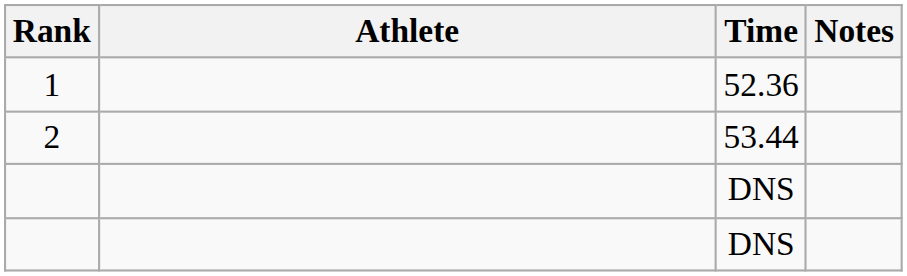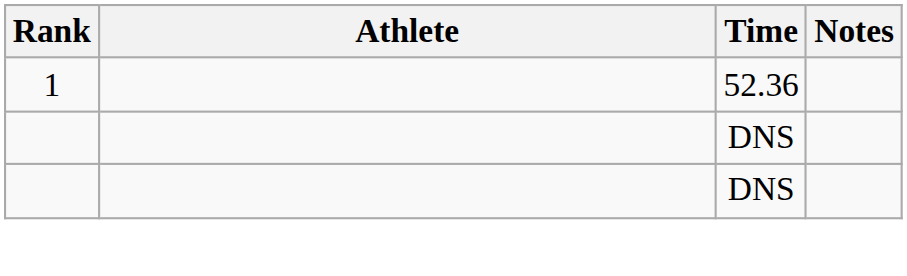- row: (52, 137)
